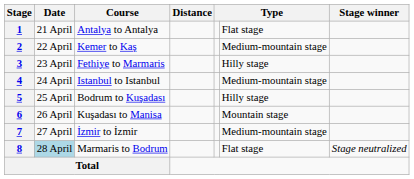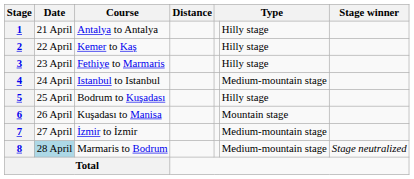(242, 30) Flat stage -> (245, 30) Hilly stage
(274, 47) Medium-mountain stage -> (245, 47) Hilly stage
(242, 149) Flat stage -> (274, 149) Medium-mountain stage
